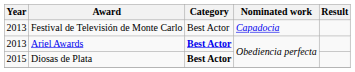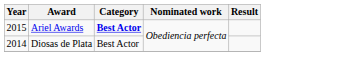- row: (107, 28)
(17, 43) 2013 -> (17, 28) 2015
(17, 59) 2015 -> (17, 43) 2014
(209, 59) bold -> (118, 43) normal
